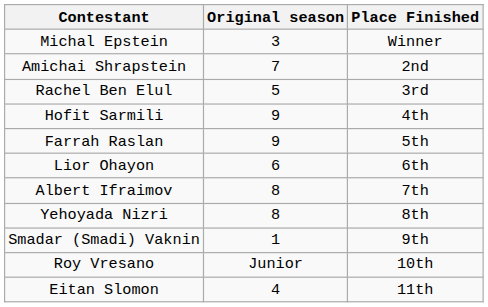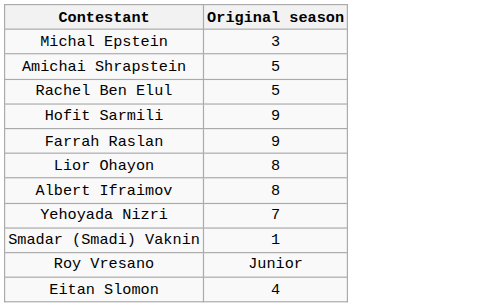- column: (415, 17)
(276, 67) 7 -> (276, 67) 5
(276, 166) 6 -> (276, 166) 8
(276, 215) 8 -> (276, 215) 7
